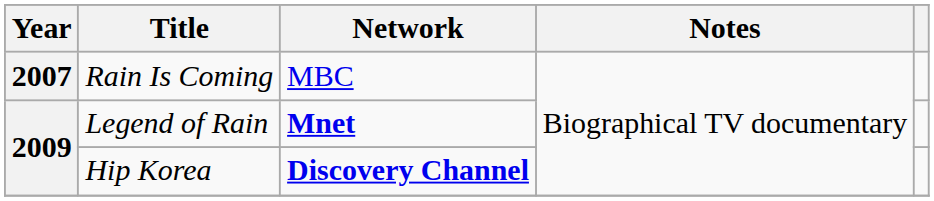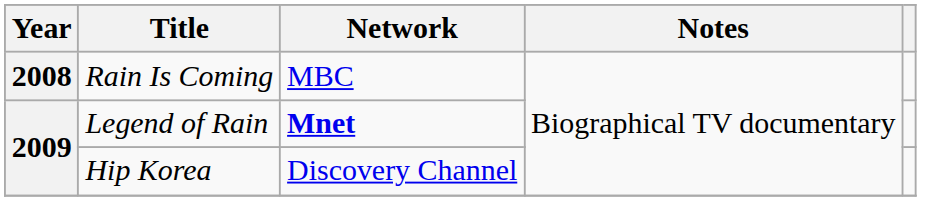(42, 75) 2007 -> (42, 75) 2008
(408, 170) bold -> (402, 170) normal
